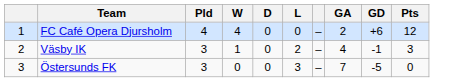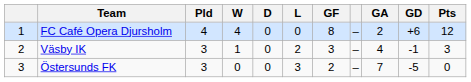+ column: (331, 13)
